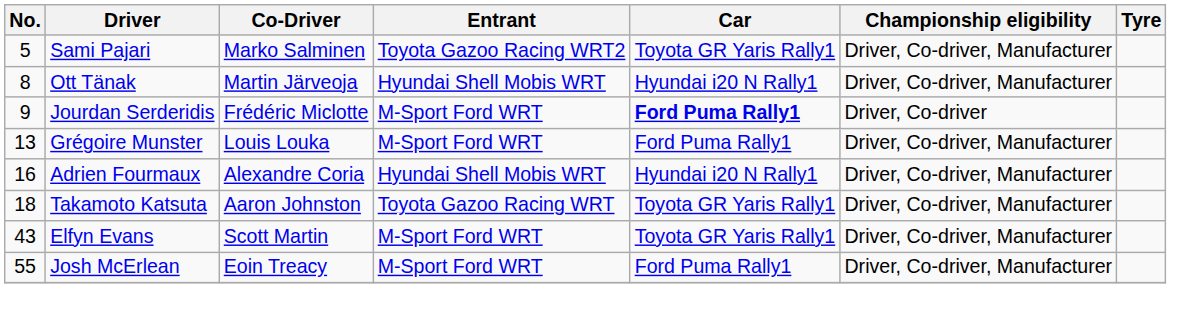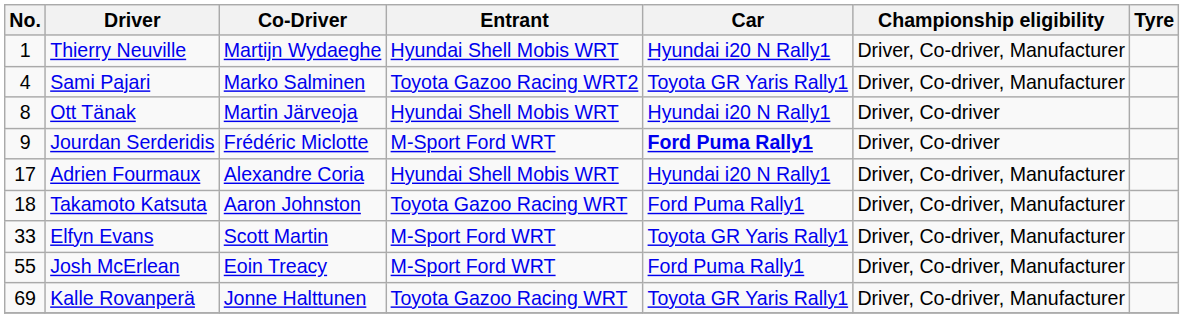+ row: (118, 51)
(25, 51) 5 -> (25, 81) 4
(978, 81) Driver, Co-driver, Manufacturer -> (929, 112) Driver, Co-driver
- row: (126, 143)
(25, 174) 16 -> (25, 174) 17
(735, 205) Toyota GR Yaris Rally1 -> (726, 205) Ford Puma Rally1
(25, 236) 43 -> (25, 236) 33
+ row: (123, 298)
